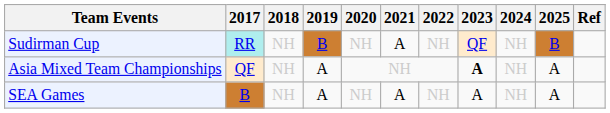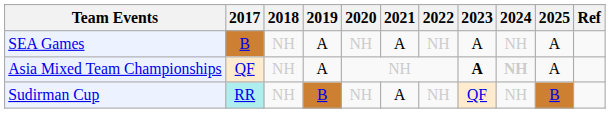rows swapped: (46, 95) <-> (54, 43)
(516, 69) normal -> (516, 69) bold
